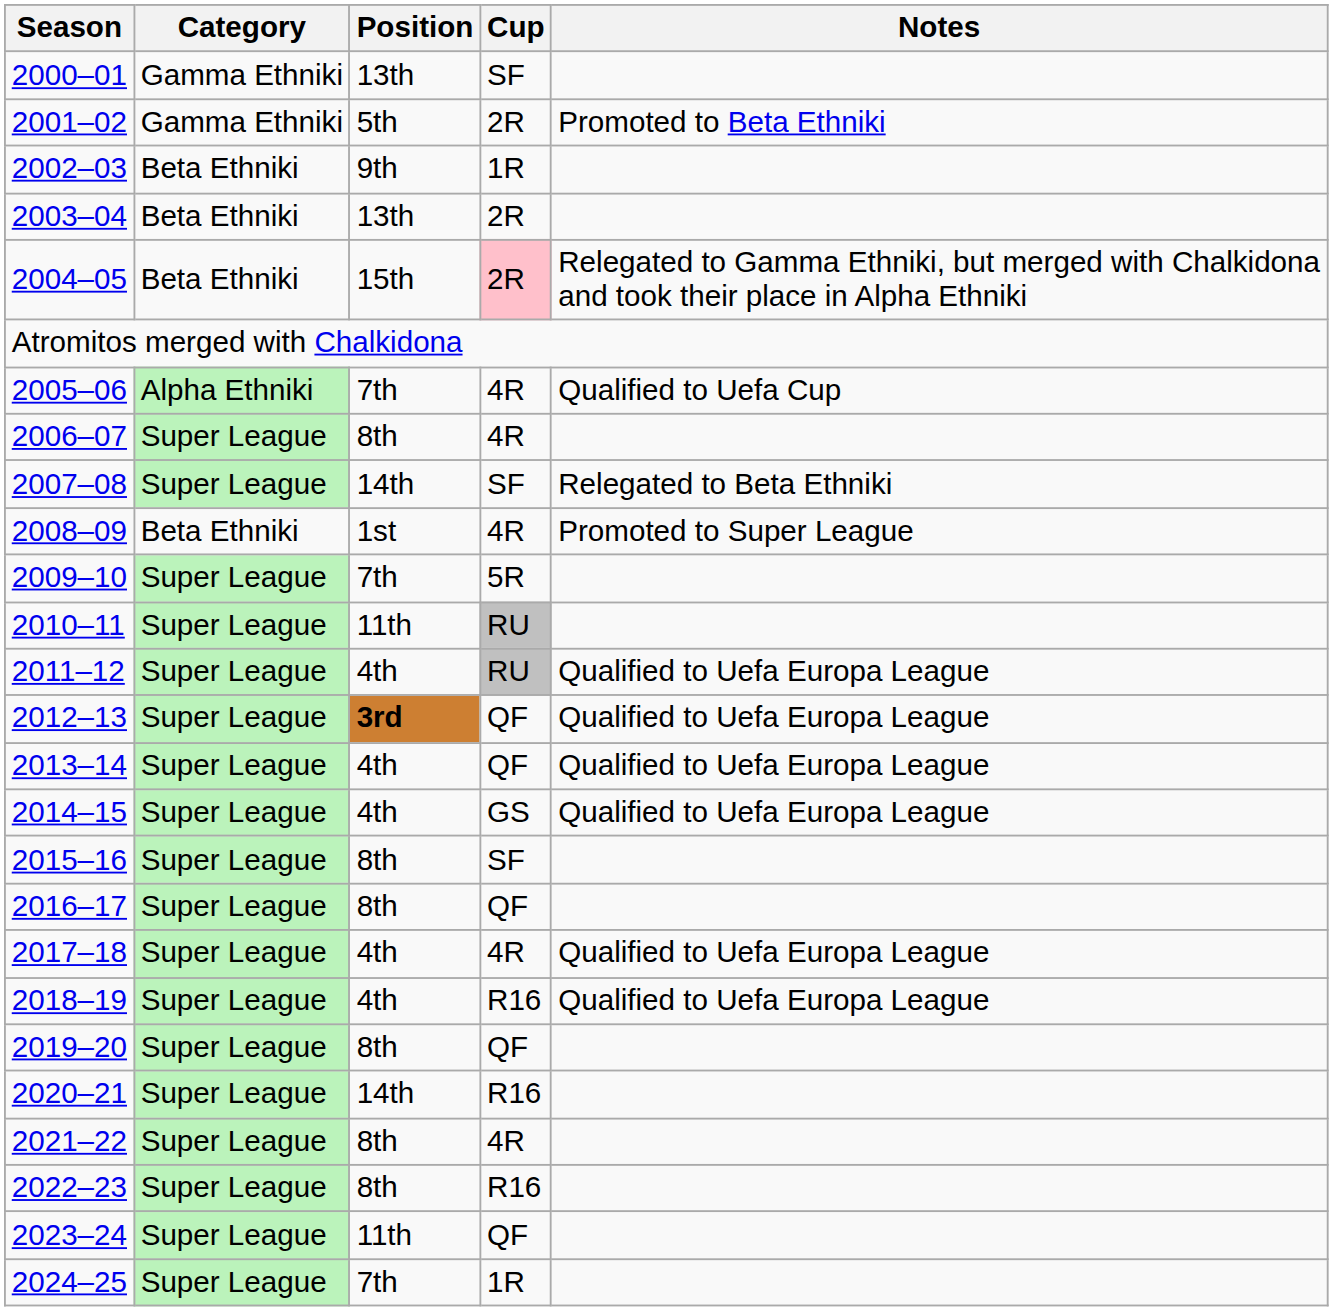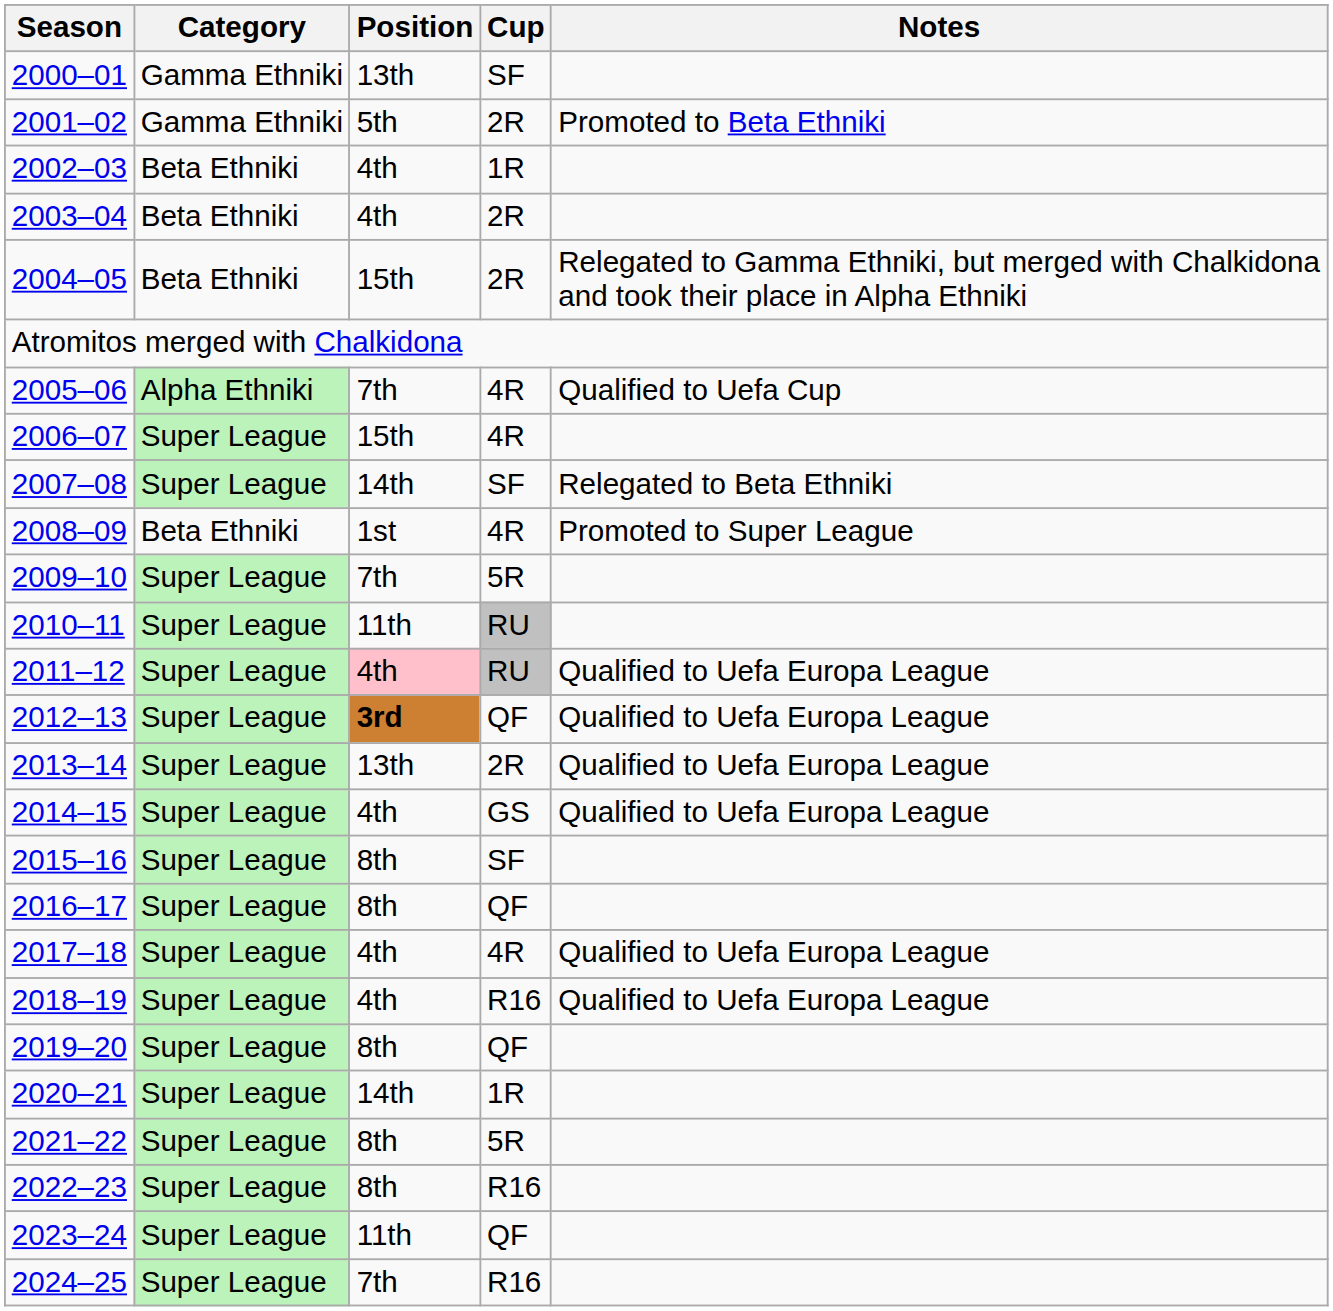(377, 168) 9th -> (377, 168) 4th
(385, 215) 13th -> (377, 215) 4th
(506, 279) pink background -> (506, 279) no background
(377, 436) 8th -> (385, 436) 15th
(377, 671) no background -> (377, 671) pink background
(377, 765) 4th -> (385, 765) 13th
(508, 765) QF -> (506, 765) 2R
(514, 1094) R16 -> (506, 1094) 1R
(506, 1140) 4R -> (506, 1140) 5R
(506, 1281) 1R -> (514, 1281) R16
